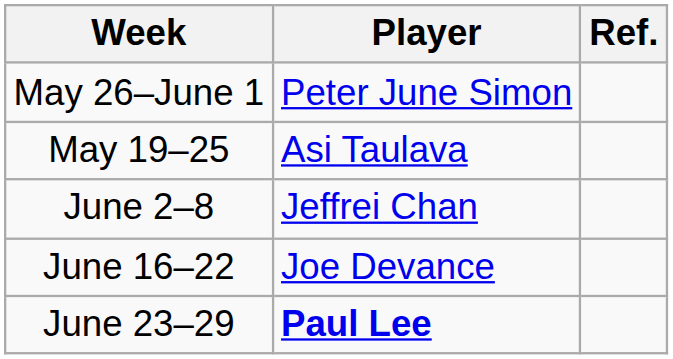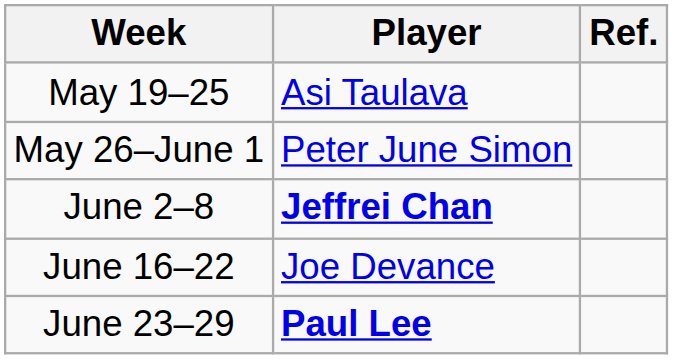rows swapped: (139, 149) <-> (139, 91)
(379, 207) normal -> (387, 207) bold
